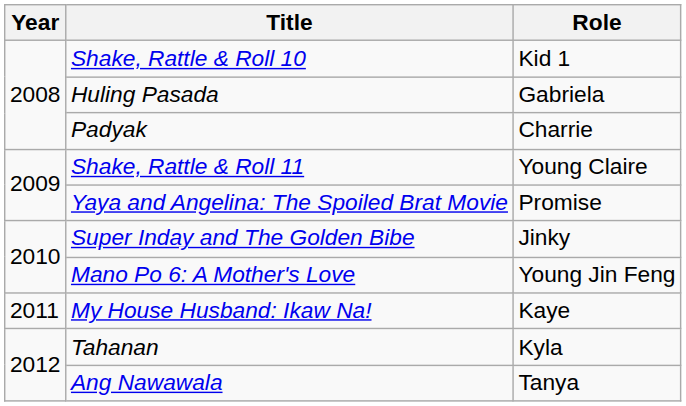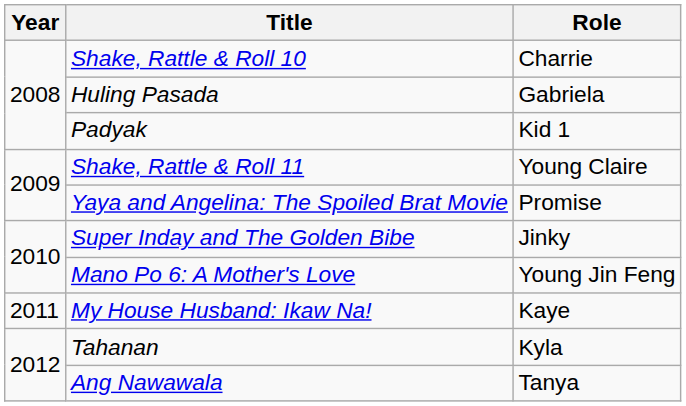(544, 58) Kid 1 -> (556, 58) Charrie
(556, 130) Charrie -> (544, 130) Kid 1
